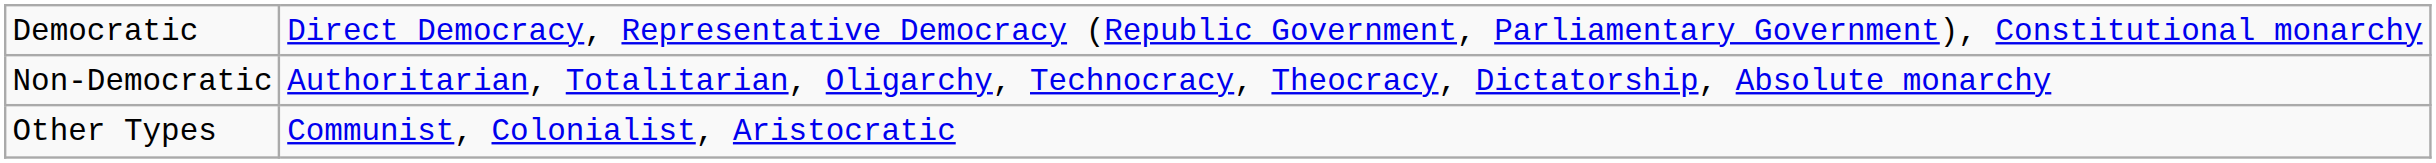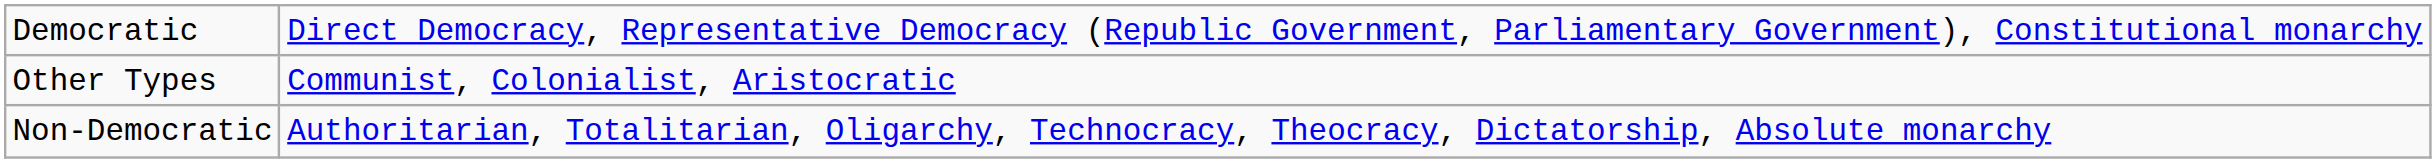rows swapped: (143, 81) <-> (115, 131)
